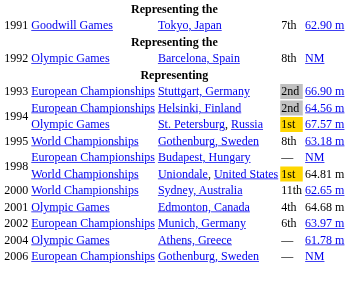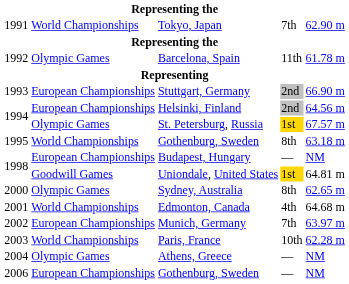(72, 25) Goodwill Games -> (85, 25) World Championships
(289, 58) 8th -> (292, 58) 11th
(315, 58) NM -> (325, 58) 61.78 m
(85, 174) World Championships -> (72, 174) Goodwill Games
(85, 190) World Championships -> (70, 190) Olympic Games
(292, 190) 11th -> (289, 190) 8th
(70, 207) Olympic Games -> (85, 207) World Championships
(289, 223) 6th -> (289, 223) 7th
+ row: (16, 240)
(325, 240) 61.78 m -> (315, 256) NM
